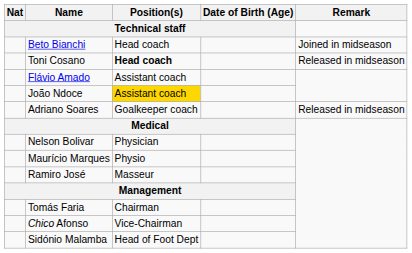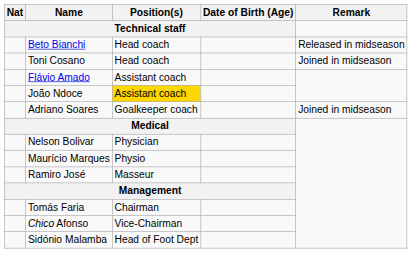(345, 45) Joined in midseason -> (351, 45) Released in midseason
(143, 61) bold -> (142, 61) normal
(351, 61) Released in midseason -> (345, 61) Joined in midseason
(351, 110) Released in midseason -> (345, 110) Joined in midseason
